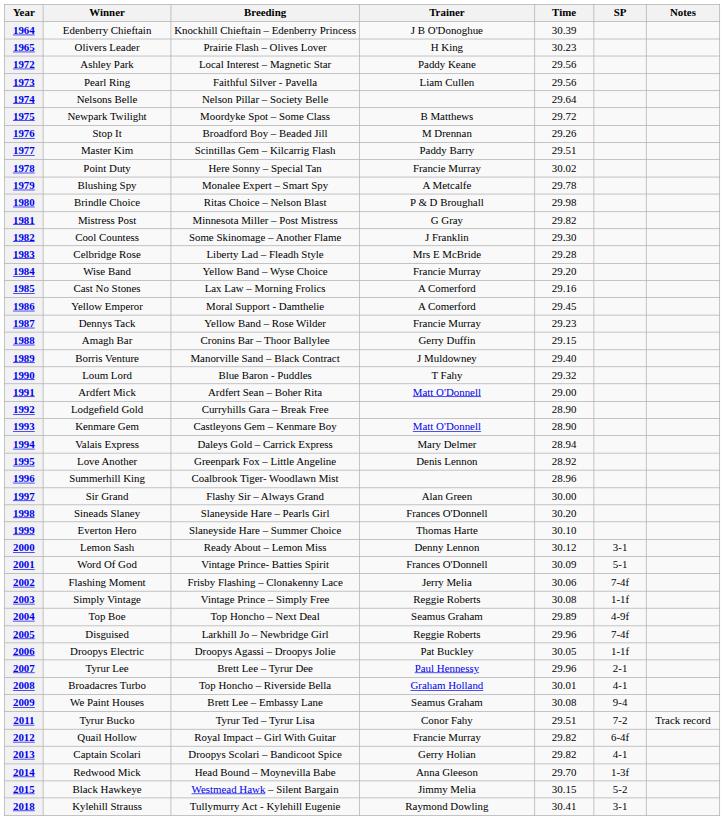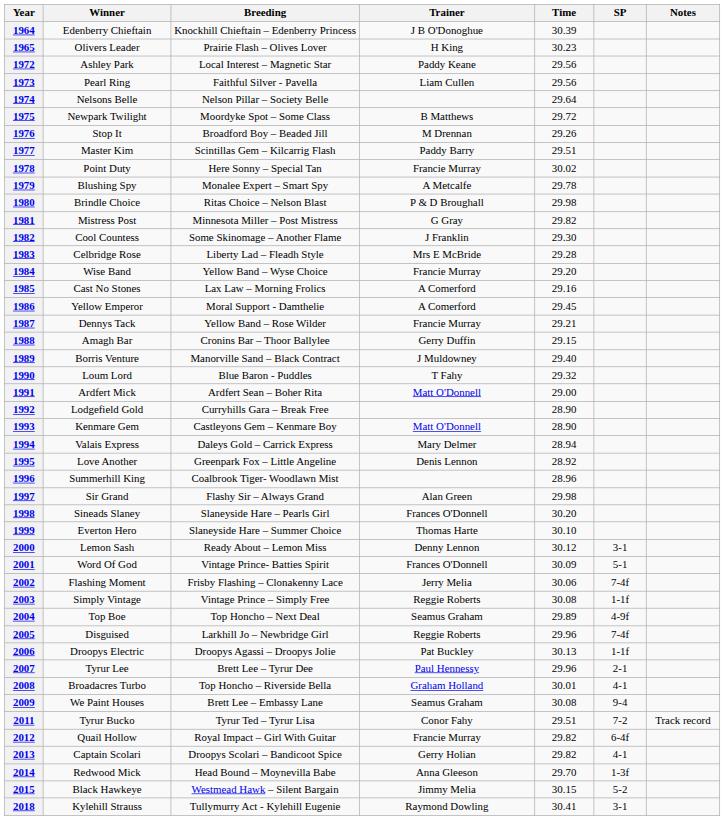(564, 323) 29.23 -> (564, 323) 29.21
(564, 496) 30.00 -> (564, 496) 29.98
(564, 651) 30.05 -> (564, 651) 30.13
